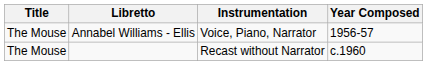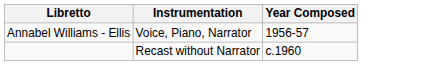- column: (37, 13)
